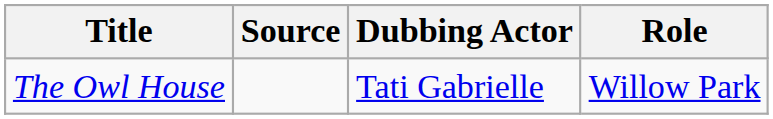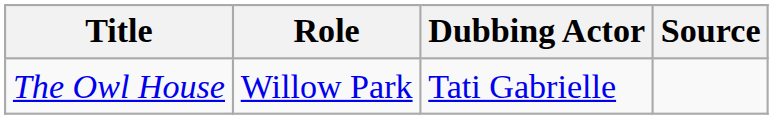columns swapped: (675, 31) <-> (291, 31)
